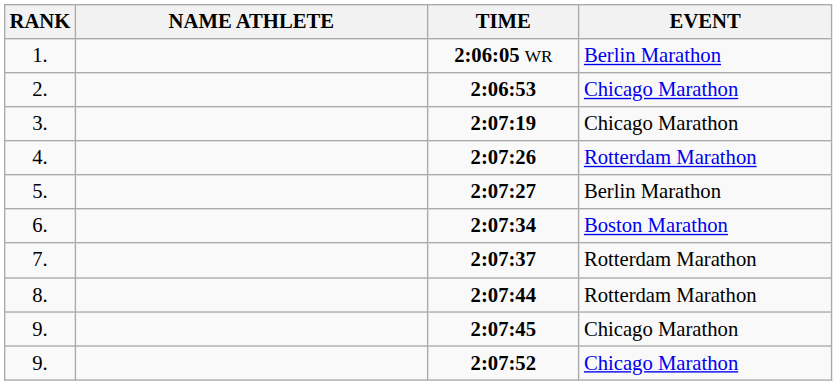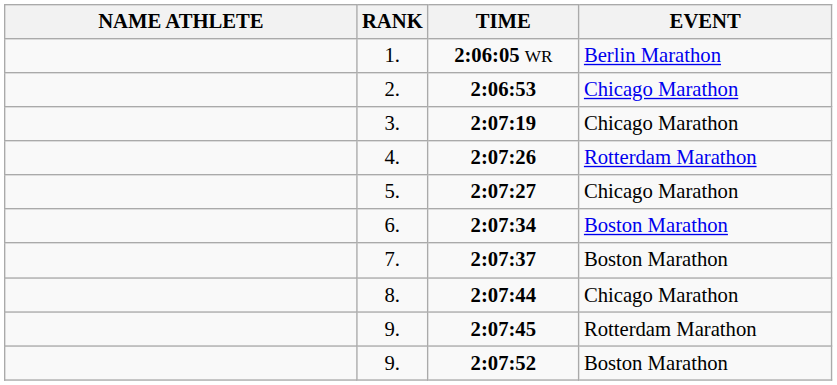columns swapped: (40, 21) <-> (251, 21)
(652, 192) Berlin Marathon -> (661, 192) Chicago Marathon
(670, 260) Rotterdam Marathon -> (656, 260) Boston Marathon
(670, 294) Rotterdam Marathon -> (661, 294) Chicago Marathon
(661, 328) Chicago Marathon -> (670, 328) Rotterdam Marathon
(661, 362) Chicago Marathon -> (656, 362) Boston Marathon
